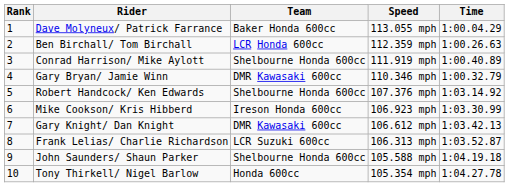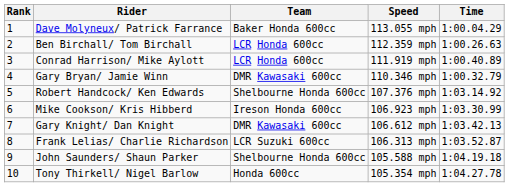(299, 61) Shelbourne Honda 600cc -> (278, 61) LCR Honda 600cc
